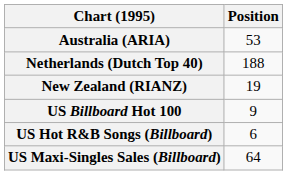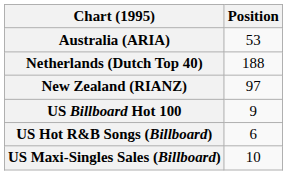(253, 87) 19 -> (253, 87) 97
(253, 157) 64 -> (253, 157) 10
